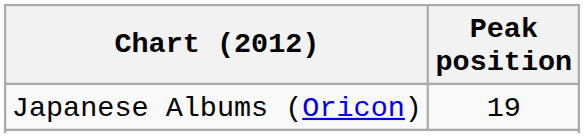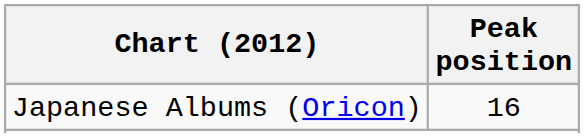(504, 108) 19 -> (504, 108) 16
